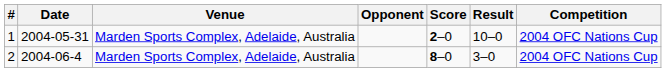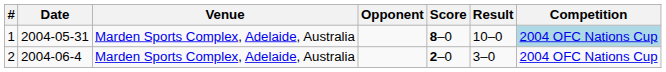(441, 36) 2–0 -> (441, 36) 8–0
(589, 36) no background -> (589, 36) lightblue background
(441, 57) 8–0 -> (441, 57) 2–0
